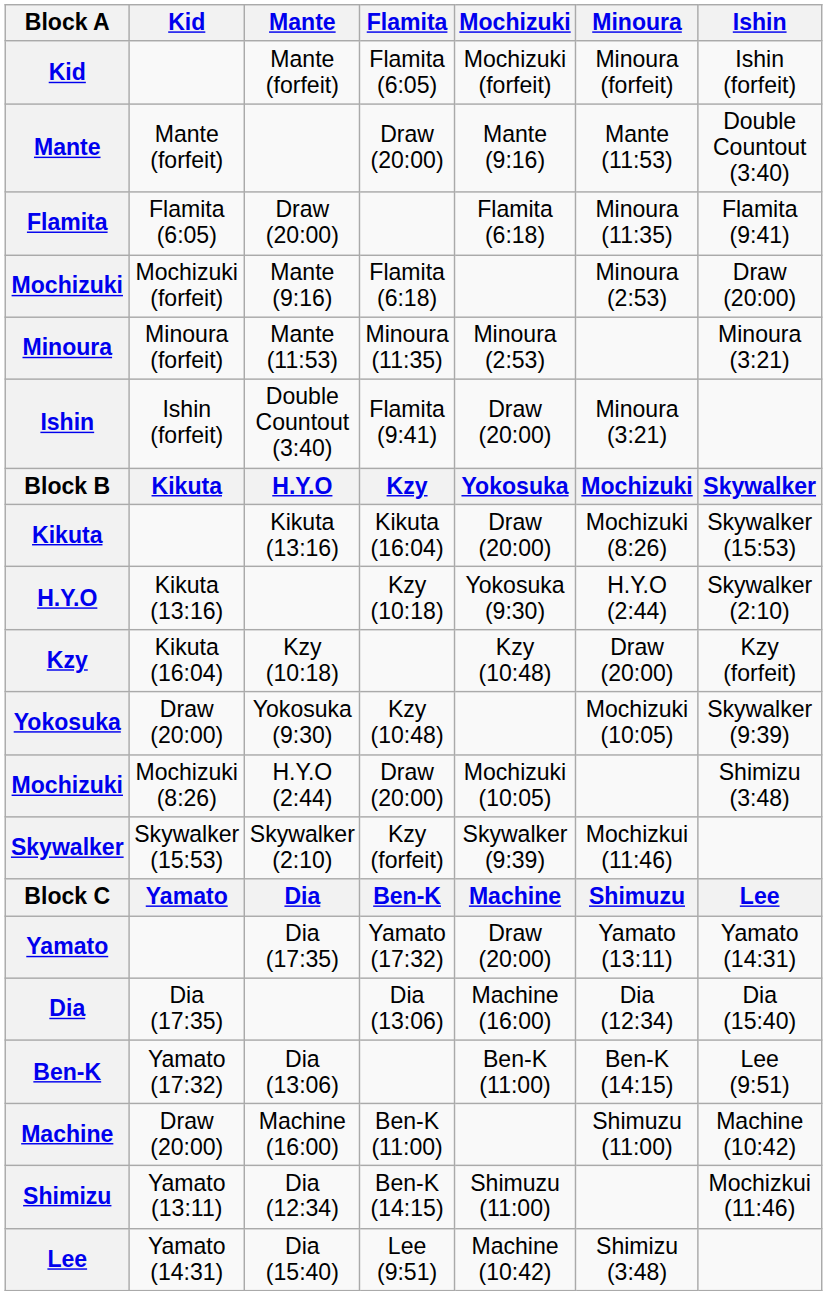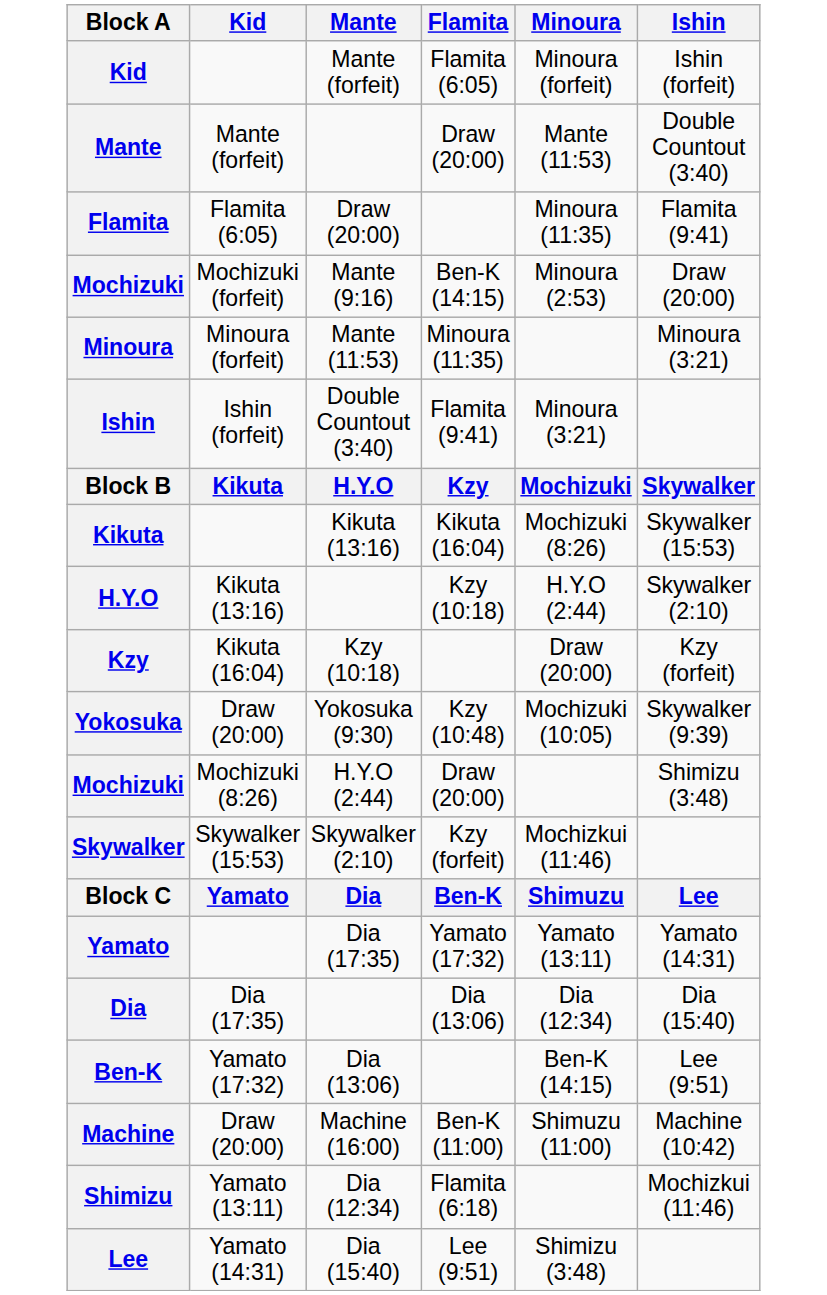- column: (515, 22)
(407, 285) Flamita (6:18) -> (468, 285) Ben-K (14:15)
(407, 1196) Ben-K (14:15) -> (468, 1196) Flamita (6:18)
